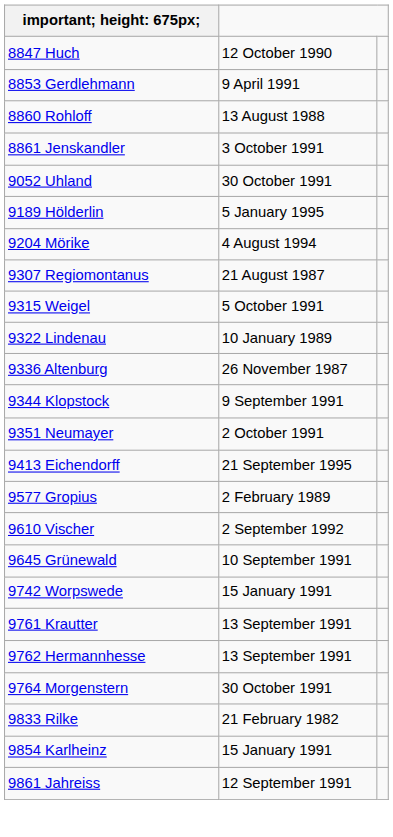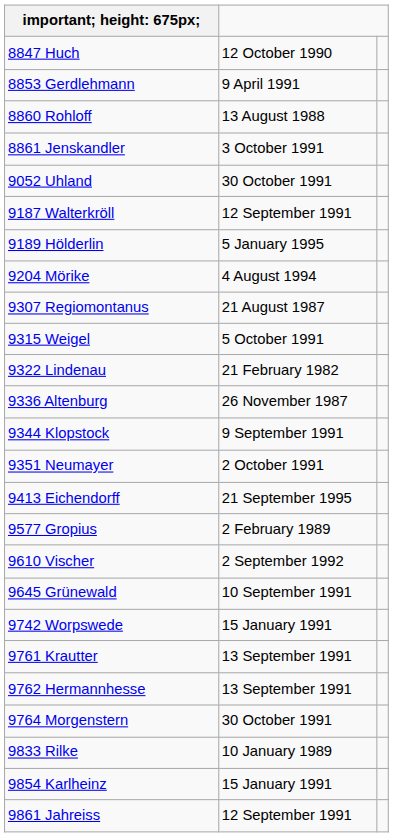+ row: (61, 212)
(277, 337) 10 January 1989 -> (280, 370) 21 February 1982
(280, 719) 21 February 1982 -> (277, 752) 10 January 1989
